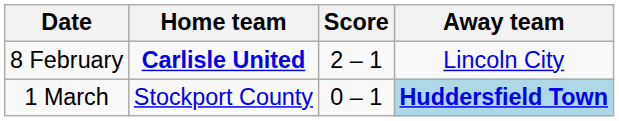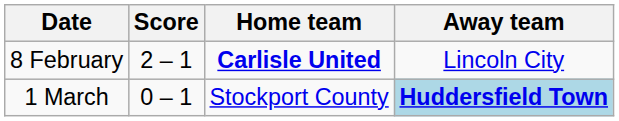columns swapped: (223, 23) <-> (356, 23)
